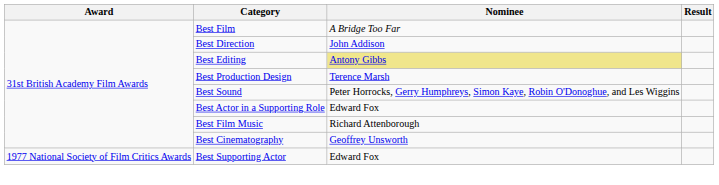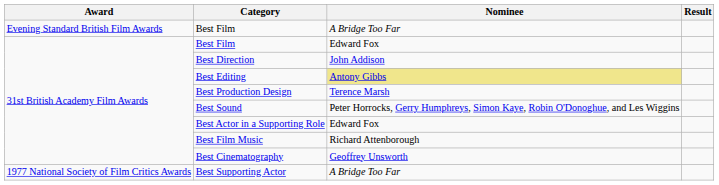+ row: (85, 28)
(365, 28) A Bridge Too Far -> (354, 44) Edward Fox
(354, 156) Edward Fox -> (365, 172) A Bridge Too Far
